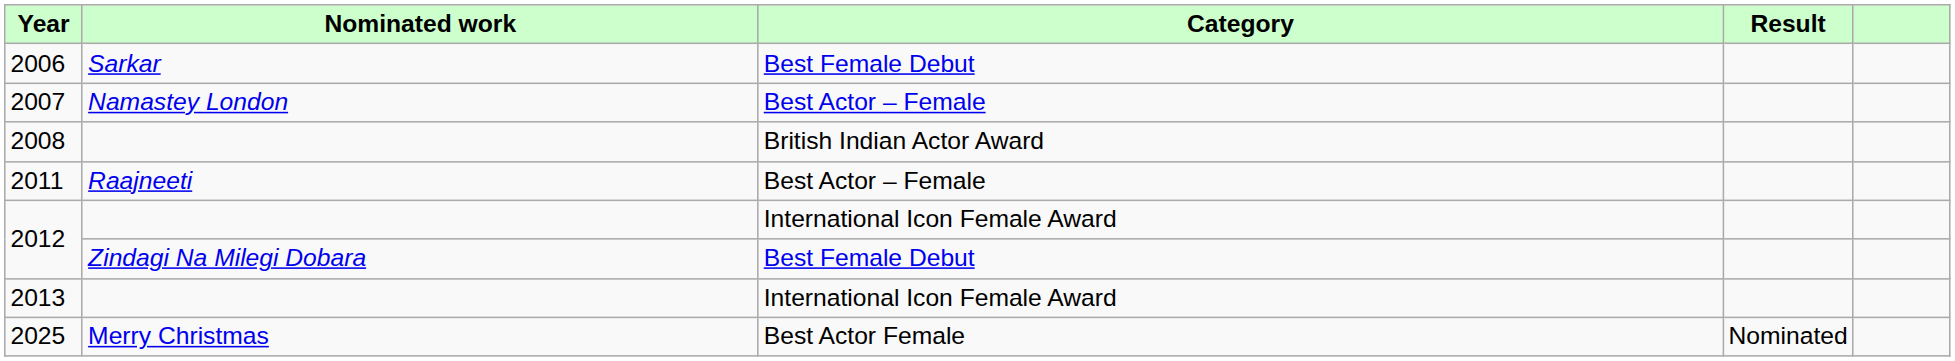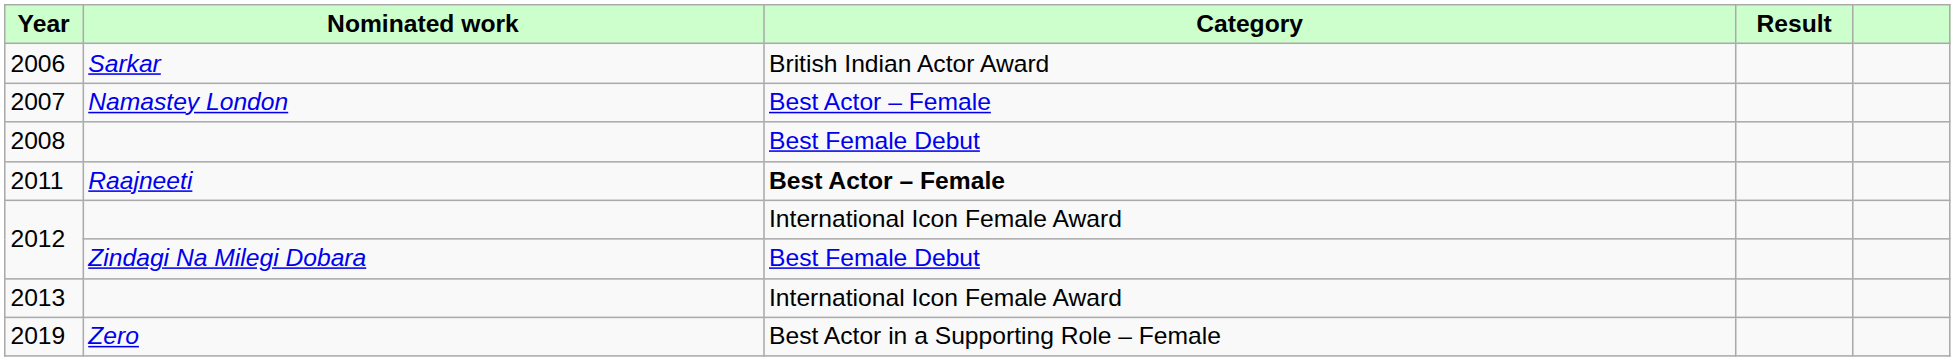(869, 63) Best Female Debut -> (909, 63) British Indian Actor Award
(904, 141) British Indian Actor Award -> (874, 141) Best Female Debut
(875, 180) normal -> (887, 180) bold
+ row: (38, 336)
- row: (38, 336)
